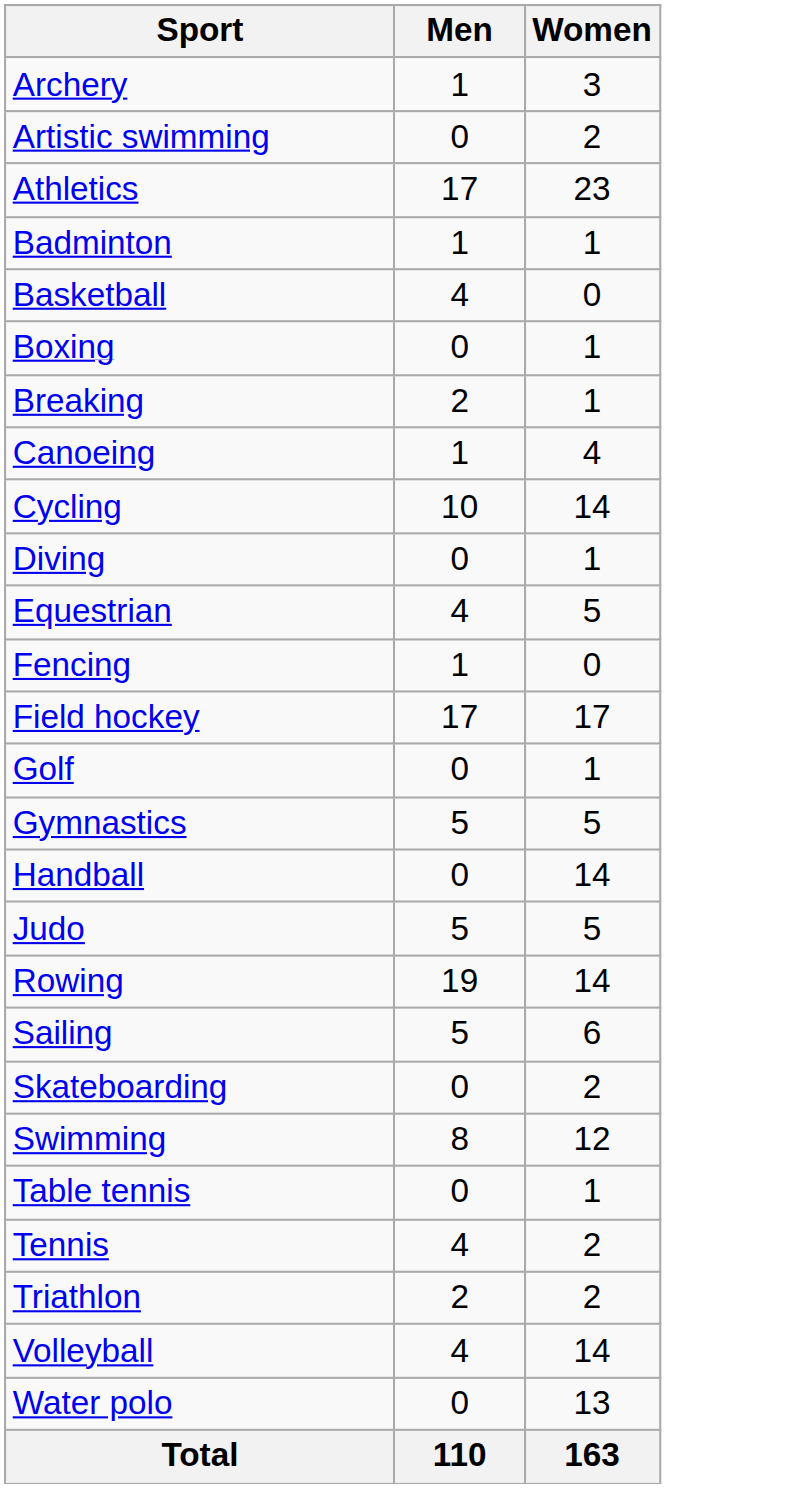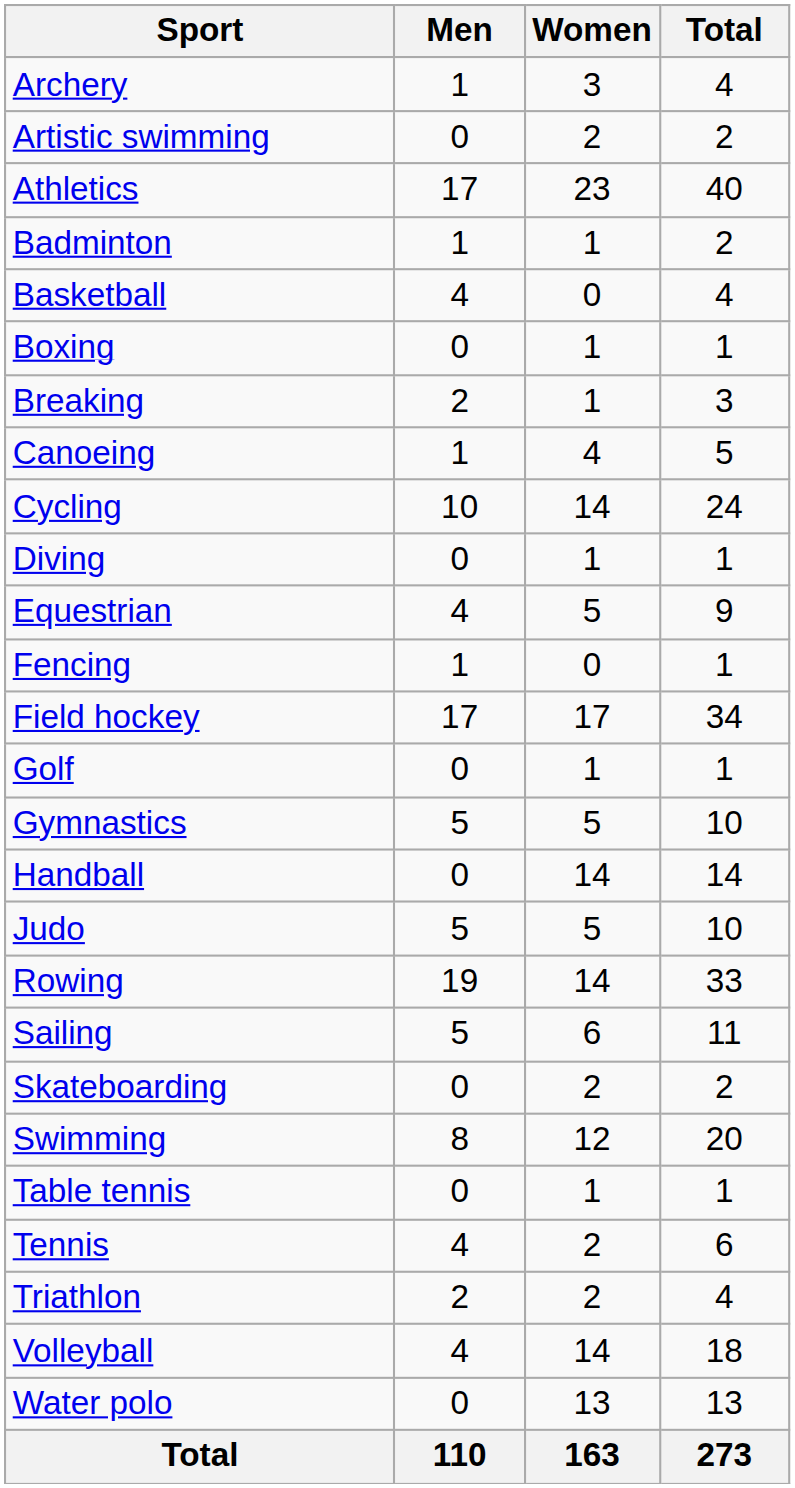+ column: (724, 30)
